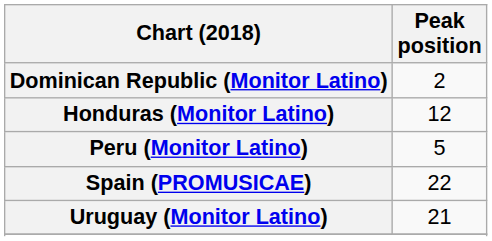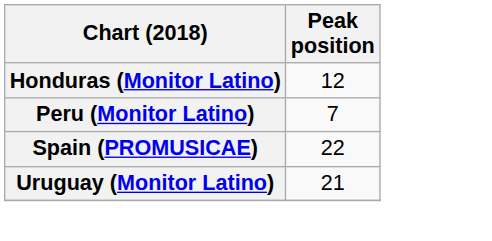- row: (199, 80)
(440, 148) 5 -> (333, 114) 7
